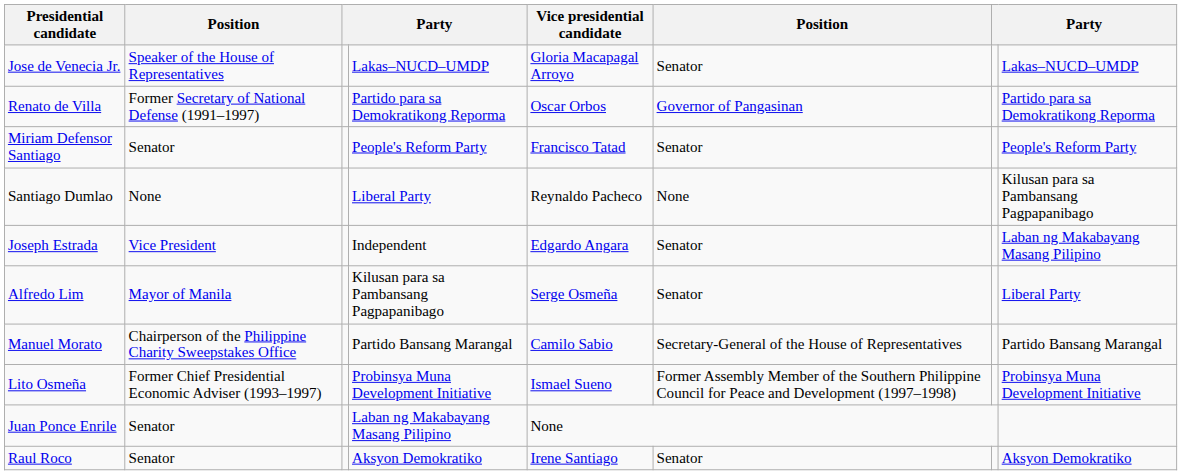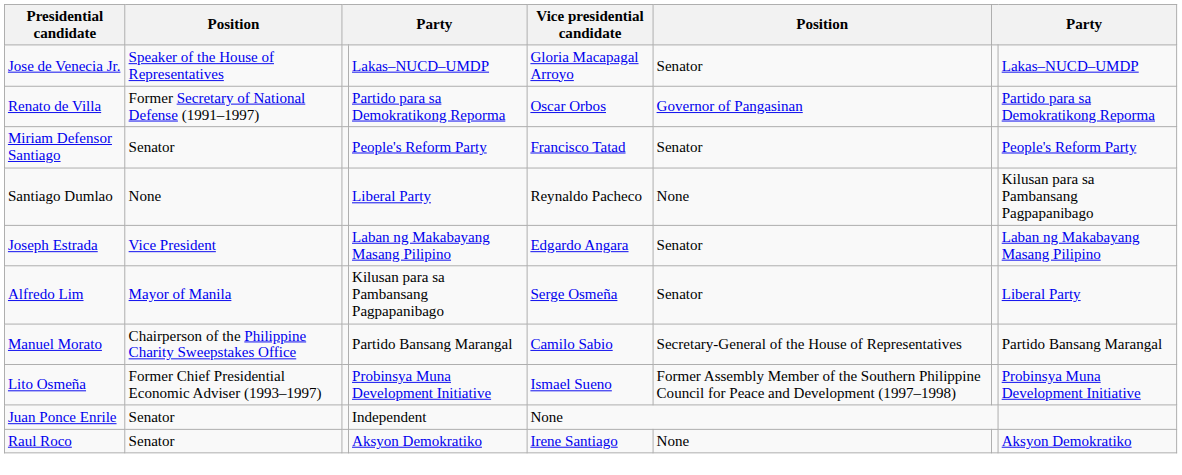(389, 245) Independent -> (421, 245) Laban ng Makabayang Masang Pilipino
(421, 425) Laban ng Makabayang Masang Pilipino -> (389, 417) Independent
(680, 457) Senator -> (673, 441) None
